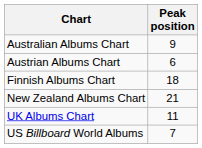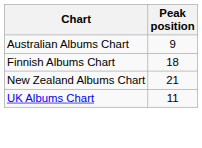- row: (63, 62)
- row: (75, 134)
